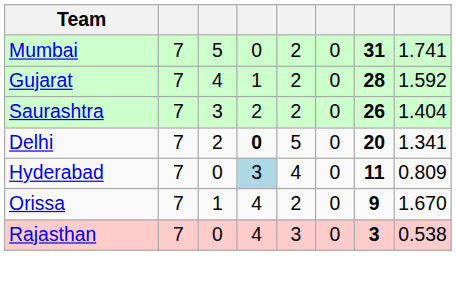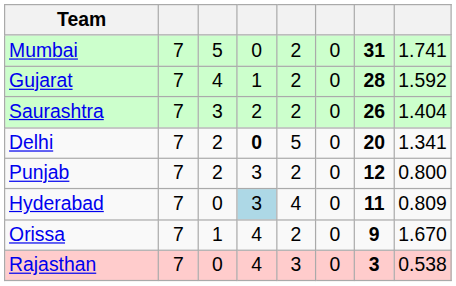+ row: (39, 173)
